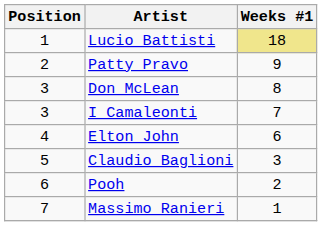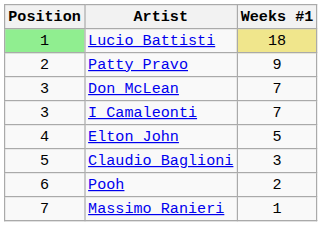(45, 40) no background -> (45, 40) lightgreen background
(277, 88) 8 -> (277, 88) 7
(277, 136) 6 -> (277, 136) 5
